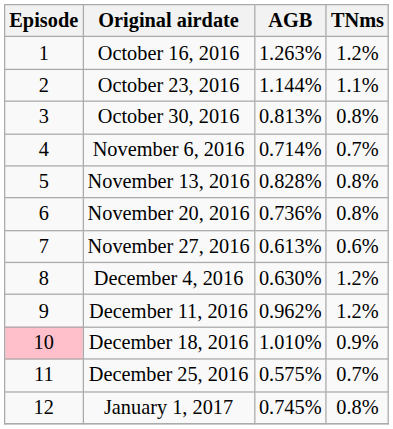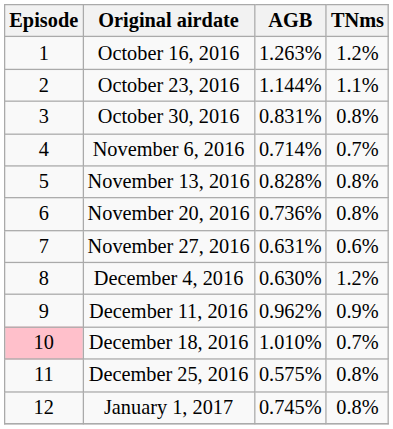(290, 117) 0.813% -> (290, 117) 0.831%
(290, 246) 0.613% -> (290, 246) 0.631%
(357, 310) 1.2% -> (357, 310) 0.9%
(357, 342) 0.9% -> (357, 342) 0.7%
(357, 375) 0.7% -> (357, 375) 0.8%
